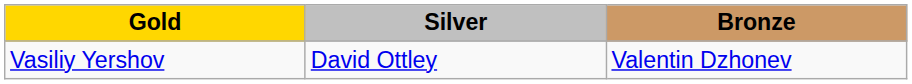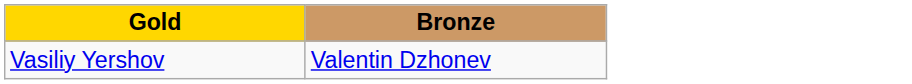- column: (456, 22)
